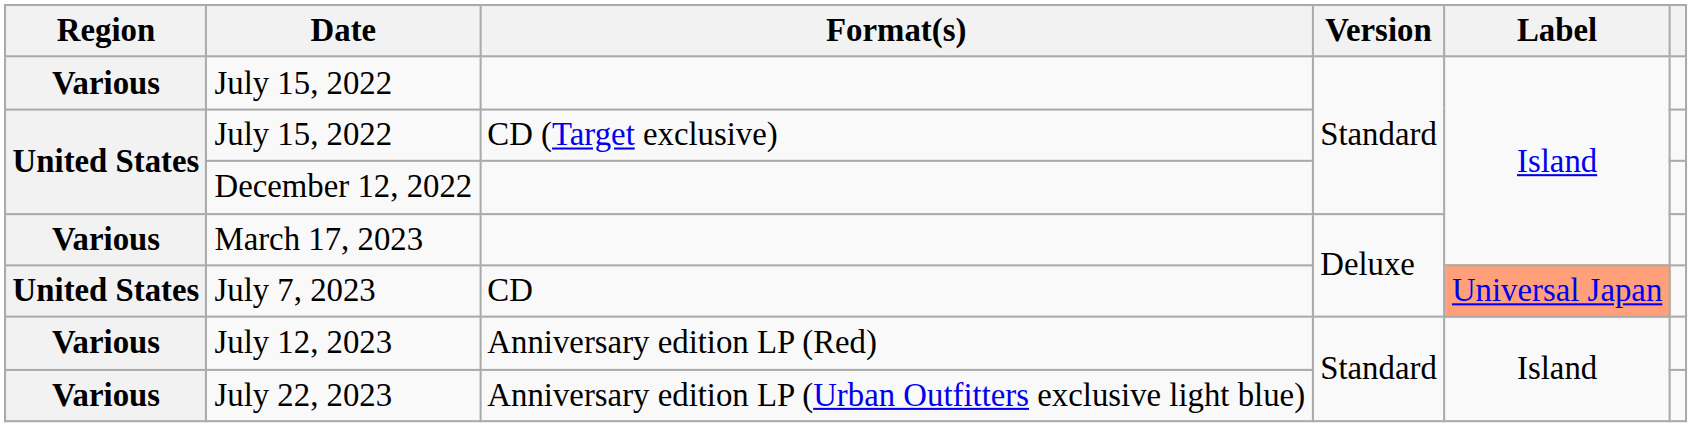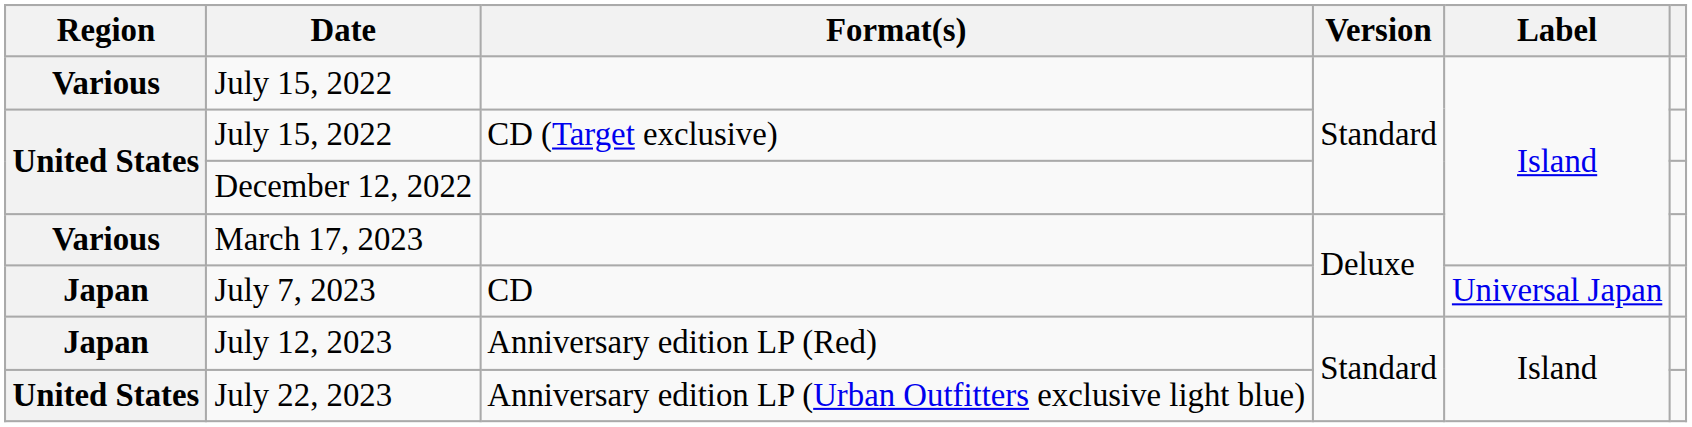(106, 290) United States -> (106, 290) Japan
(1557, 290) lightsalmon background -> (1557, 290) no background
(106, 342) Various -> (106, 342) Japan
(106, 394) Various -> (106, 394) United States
